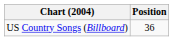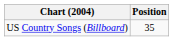(149, 28) 36 -> (149, 28) 35
